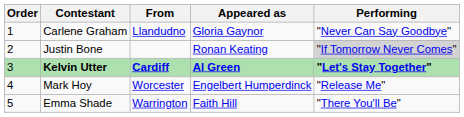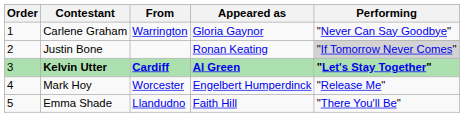(159, 31) Llandudno -> (160, 31) Warrington
(160, 103) Warrington -> (159, 103) Llandudno
